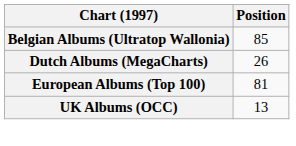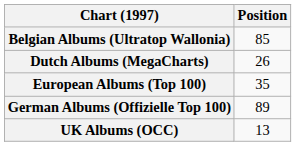(261, 84) 81 -> (262, 84) 35
+ row: (119, 107)
